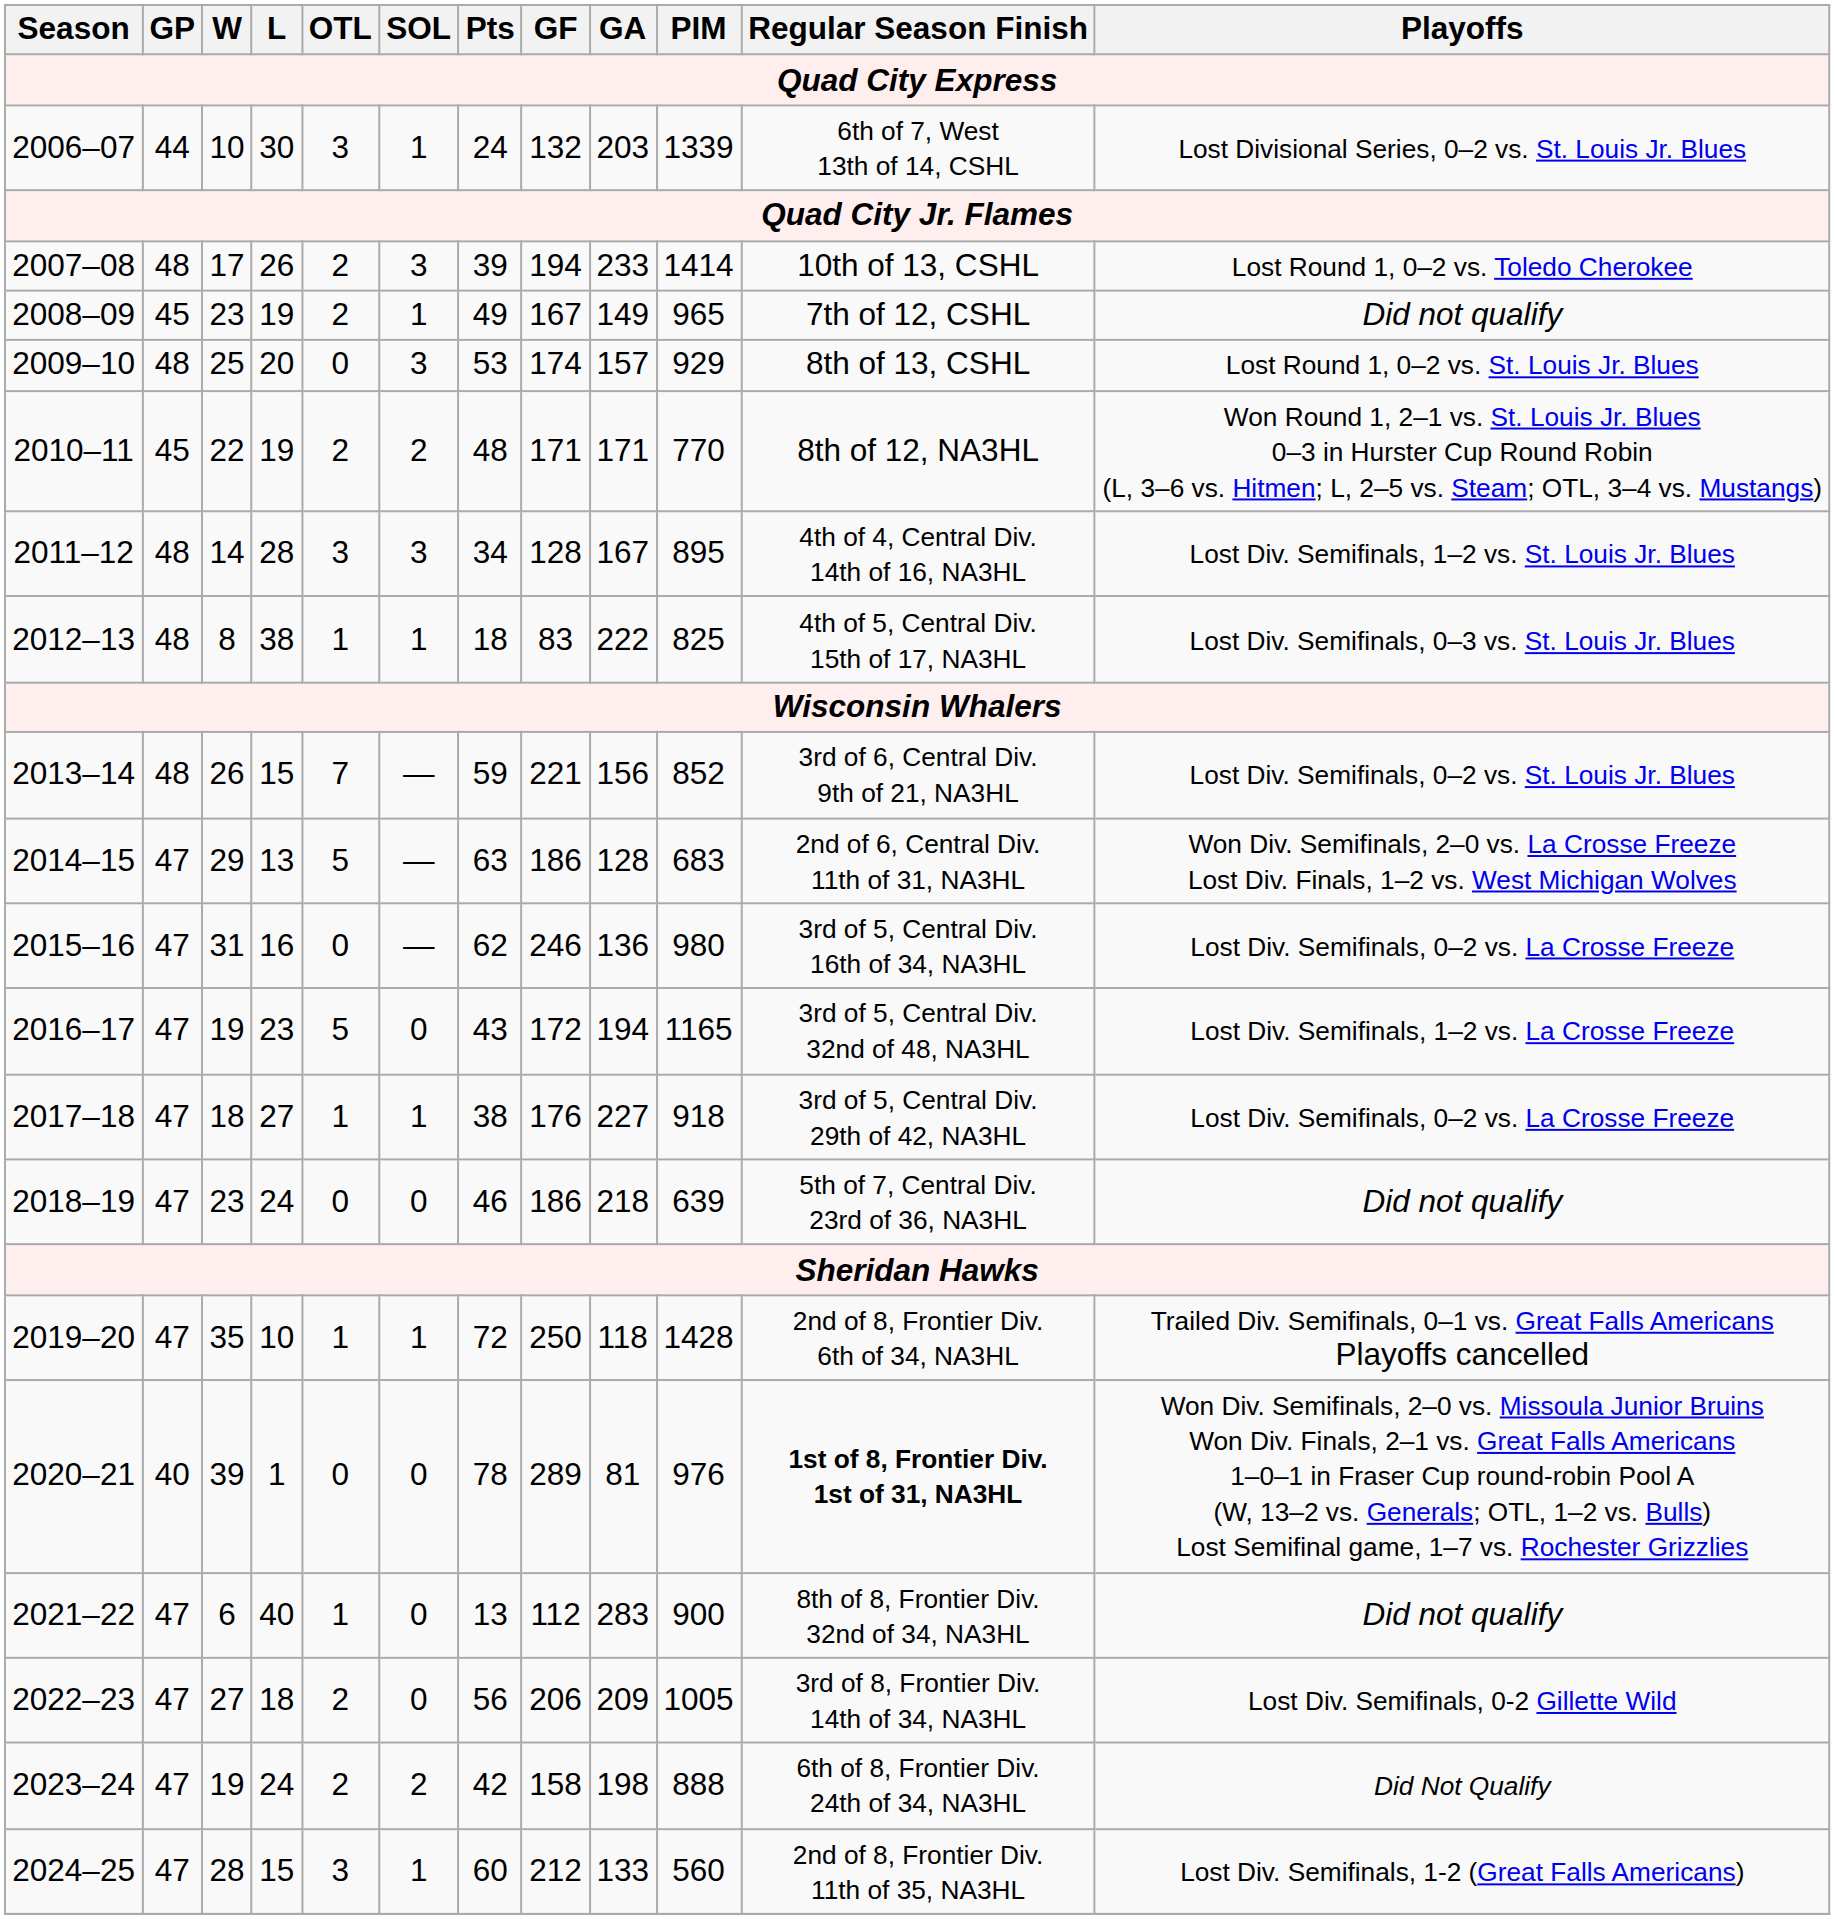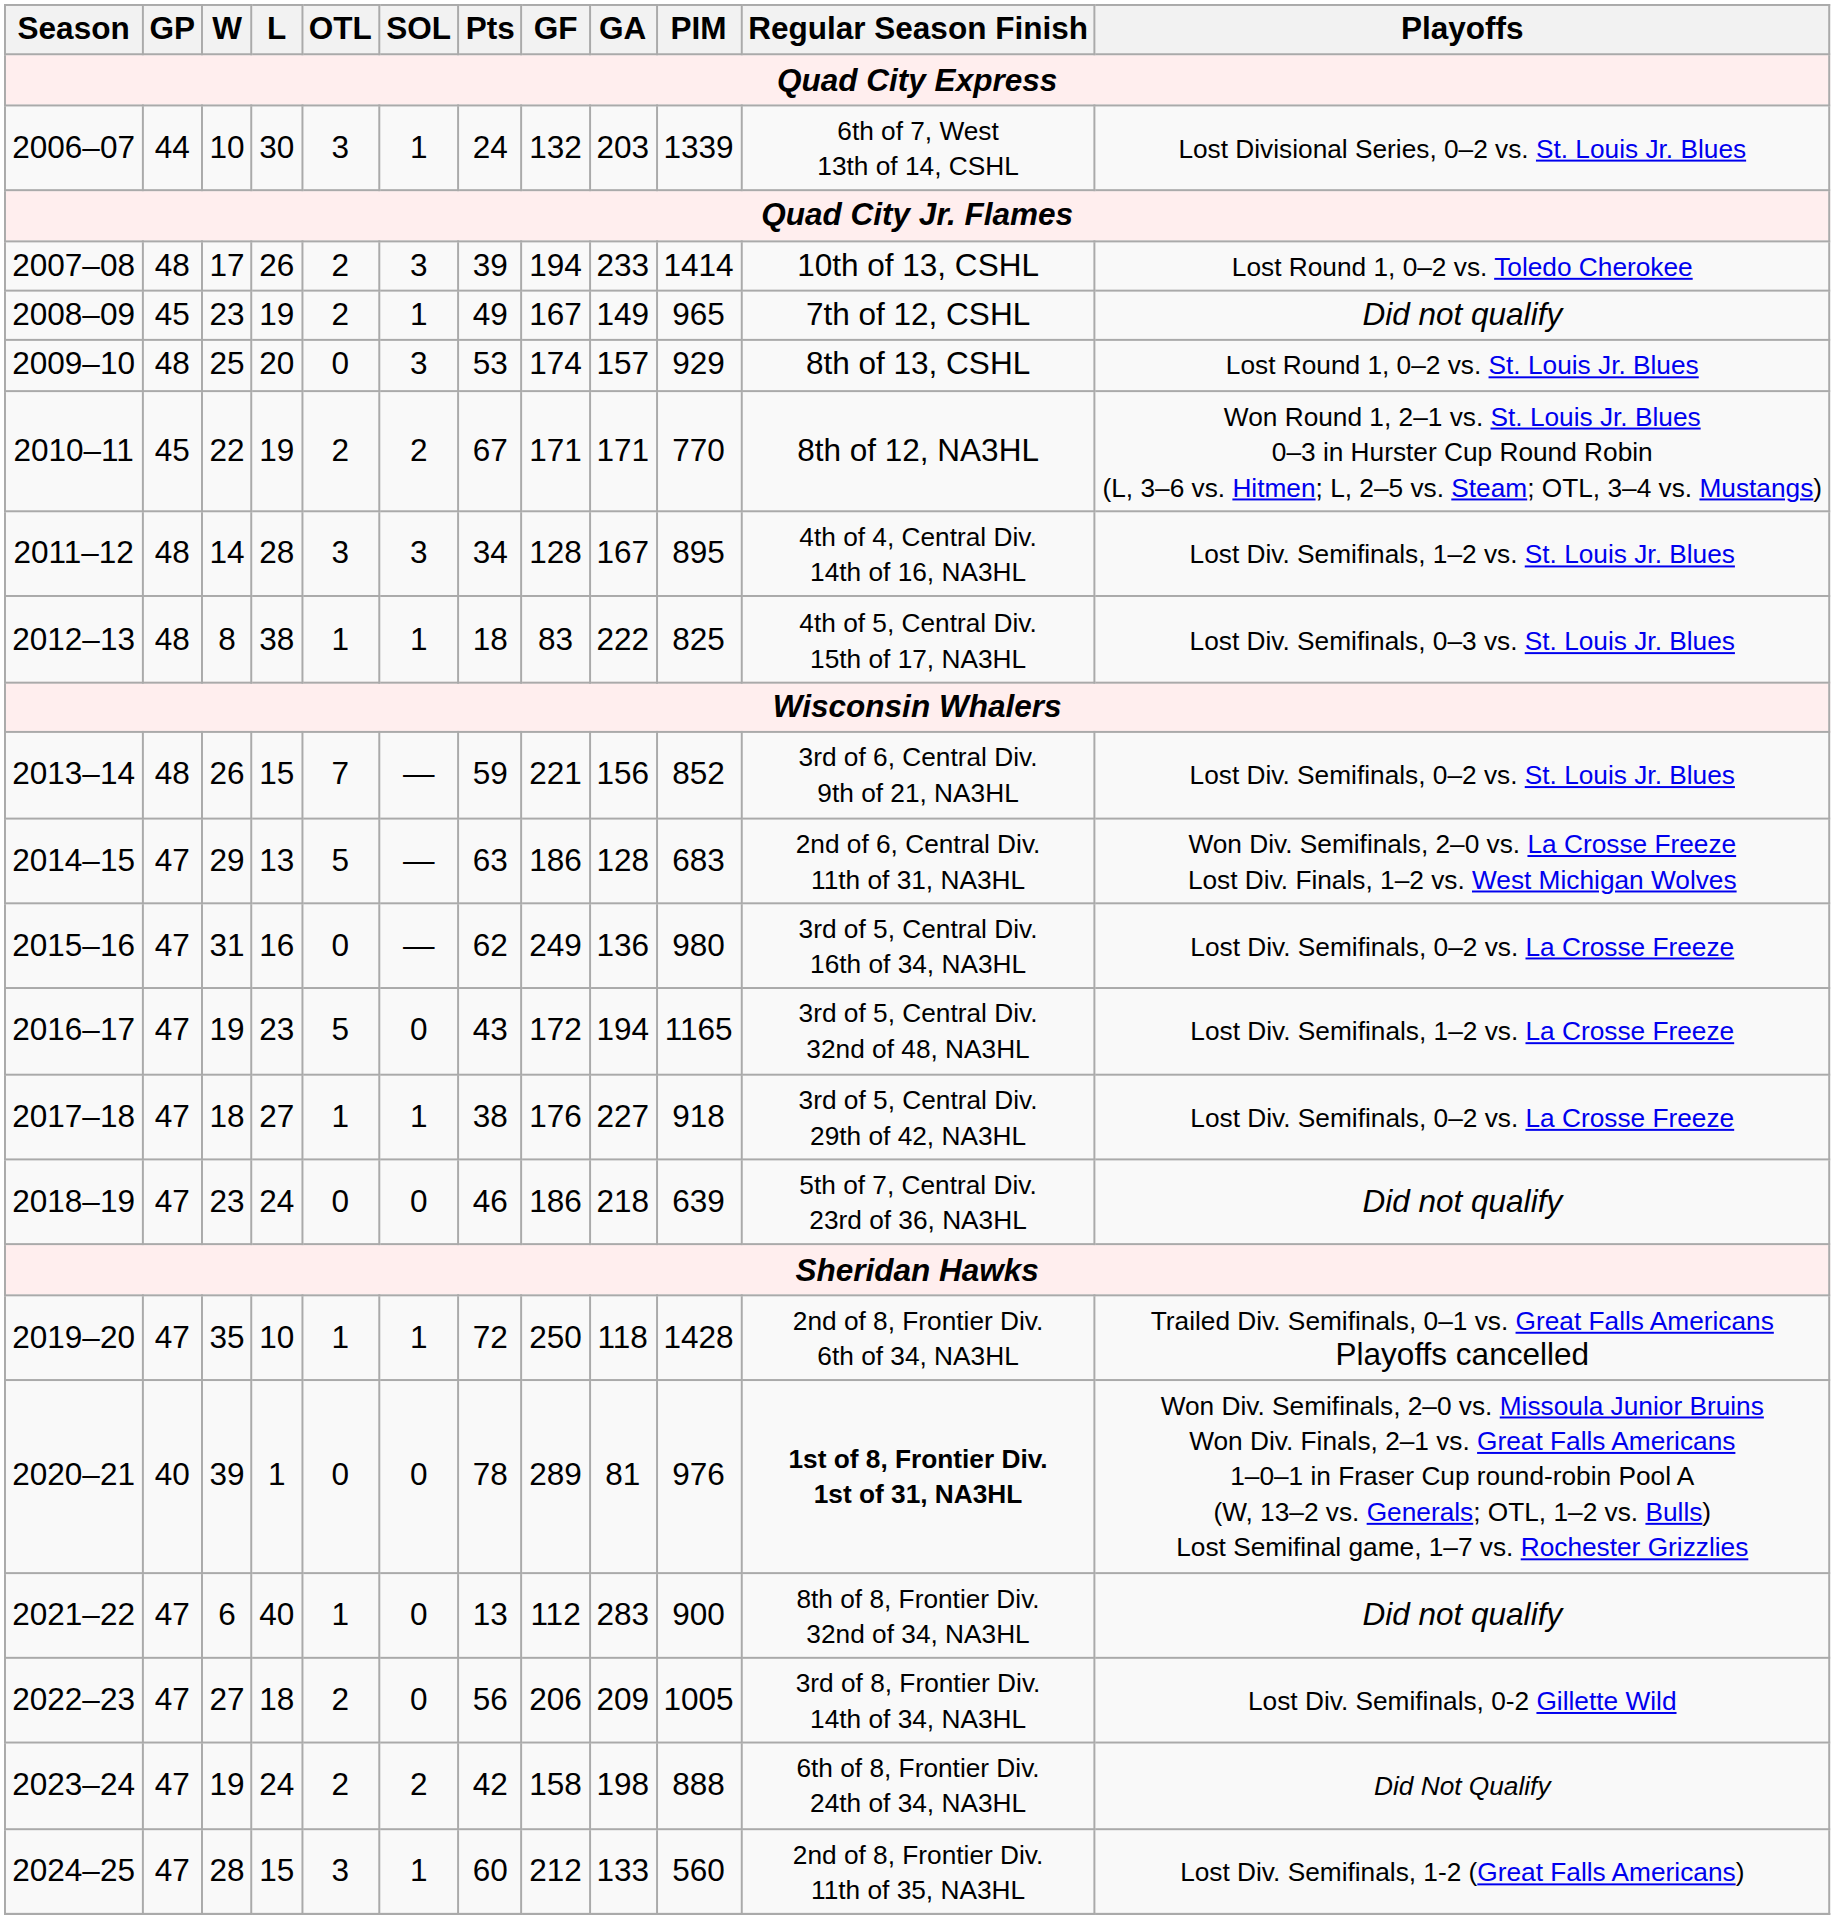(490, 450) 48 -> (490, 450) 67
(556, 945) 246 -> (556, 945) 249
